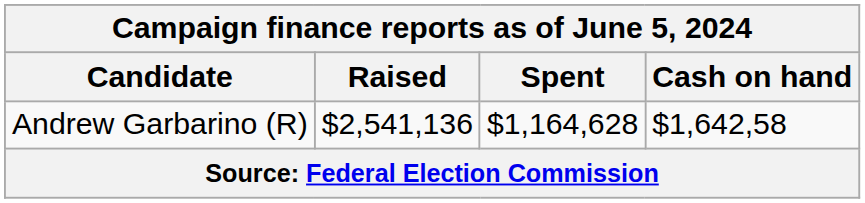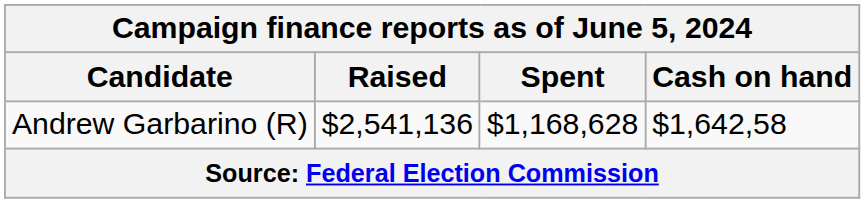(563, 124) $1,164,628 -> (563, 124) $1,168,628
